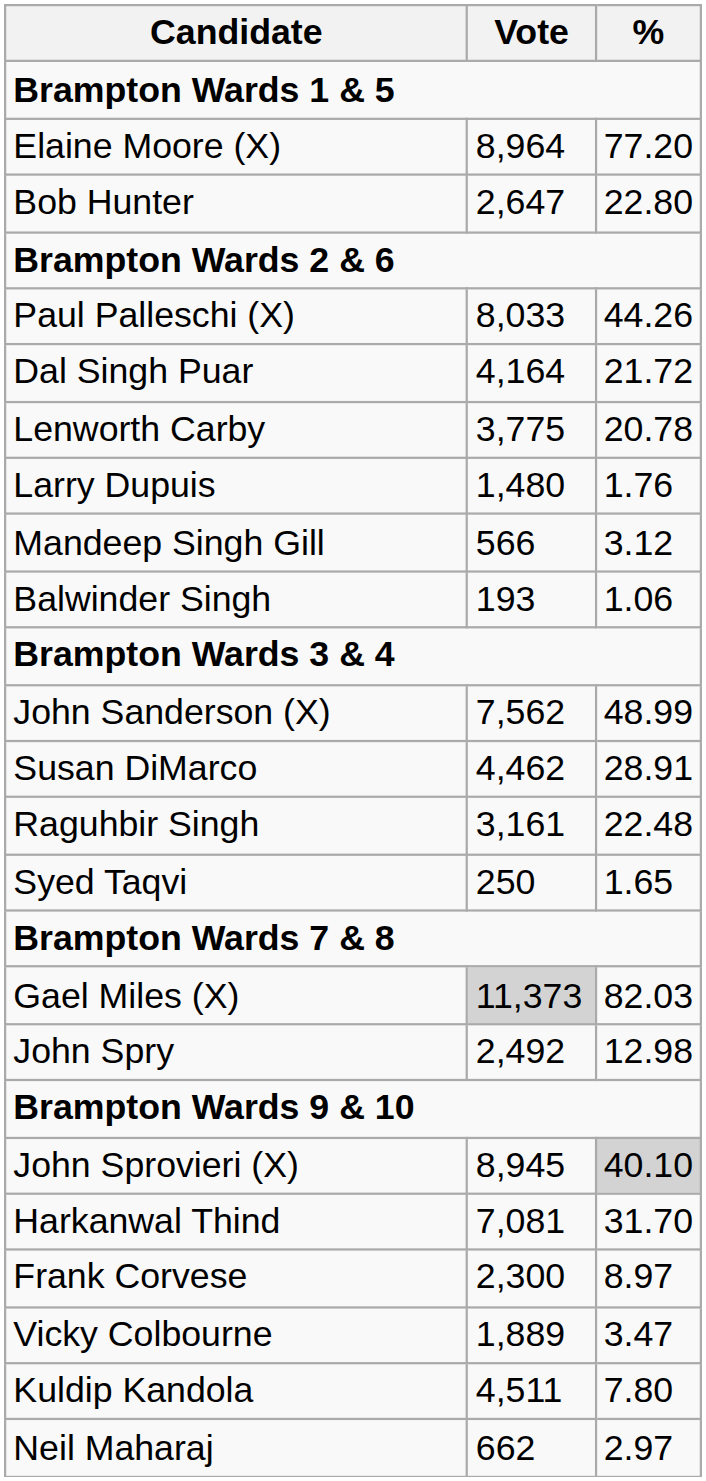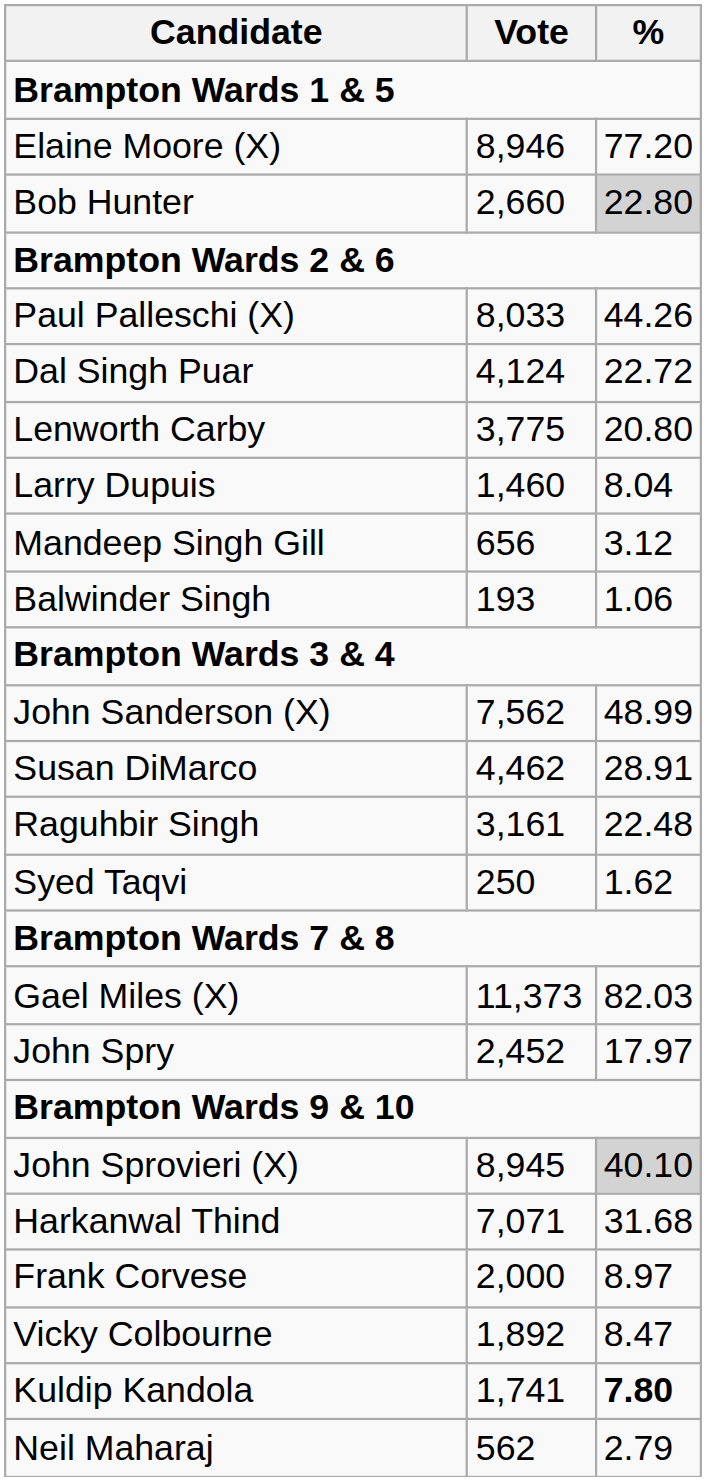(520, 145) 8,964 -> (520, 145) 8,946
(520, 202) 2,647 -> (520, 202) 2,660
(648, 202) no background -> (648, 202) lightgrey background
(520, 372) 4,164 -> (520, 372) 4,124
(648, 372) 21.72 -> (648, 372) 22.72
(648, 428) 20.78 -> (648, 428) 20.80
(520, 485) 1,480 -> (520, 485) 1,460
(638, 485) 1.76 -> (638, 485) 8.04
(506, 542) 566 -> (506, 542) 656
(638, 881) 1.65 -> (638, 881) 1.62
(529, 994) lightgrey background -> (529, 994) no background
(520, 1051) 2,492 -> (520, 1051) 2,452
(648, 1051) 12.98 -> (648, 1051) 17.97
(520, 1221) 7,081 -> (520, 1221) 7,071
(648, 1221) 31.70 -> (648, 1221) 31.68
(520, 1277) 2,300 -> (520, 1277) 2,000
(520, 1334) 1,889 -> (520, 1334) 1,892
(638, 1334) 3.47 -> (638, 1334) 8.47
(519, 1390) 4,511 -> (520, 1390) 1,741
(638, 1390) normal -> (638, 1390) bold
(506, 1447) 662 -> (506, 1447) 562
(638, 1447) 2.97 -> (638, 1447) 2.79
